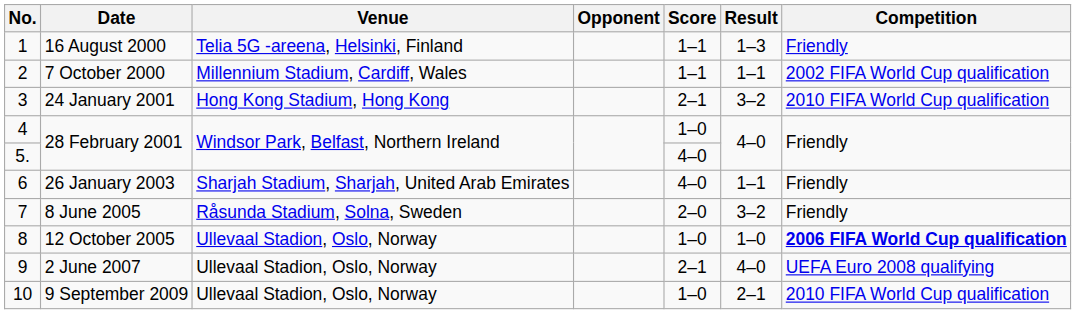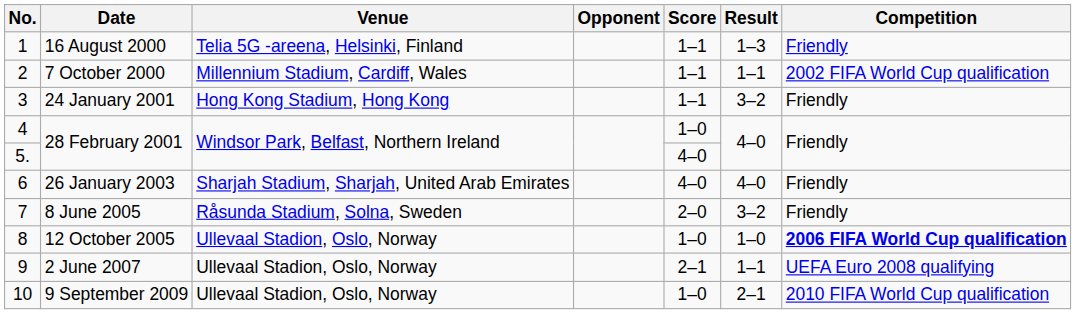(692, 101) 2–1 -> (692, 101) 1–1
(917, 101) 2010 FIFA World Cup qualification -> (817, 101) Friendly
(751, 184) 1–1 -> (751, 184) 4–0
(751, 267) 4–0 -> (751, 267) 1–1
